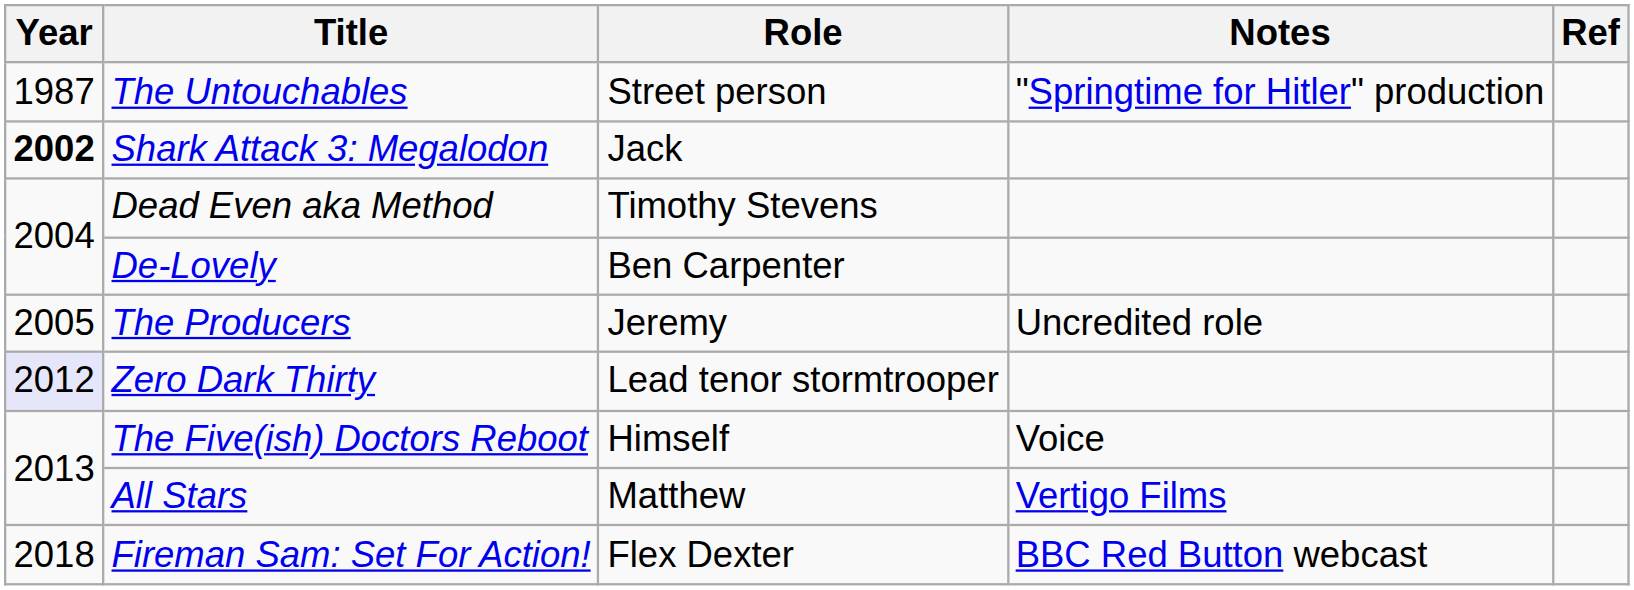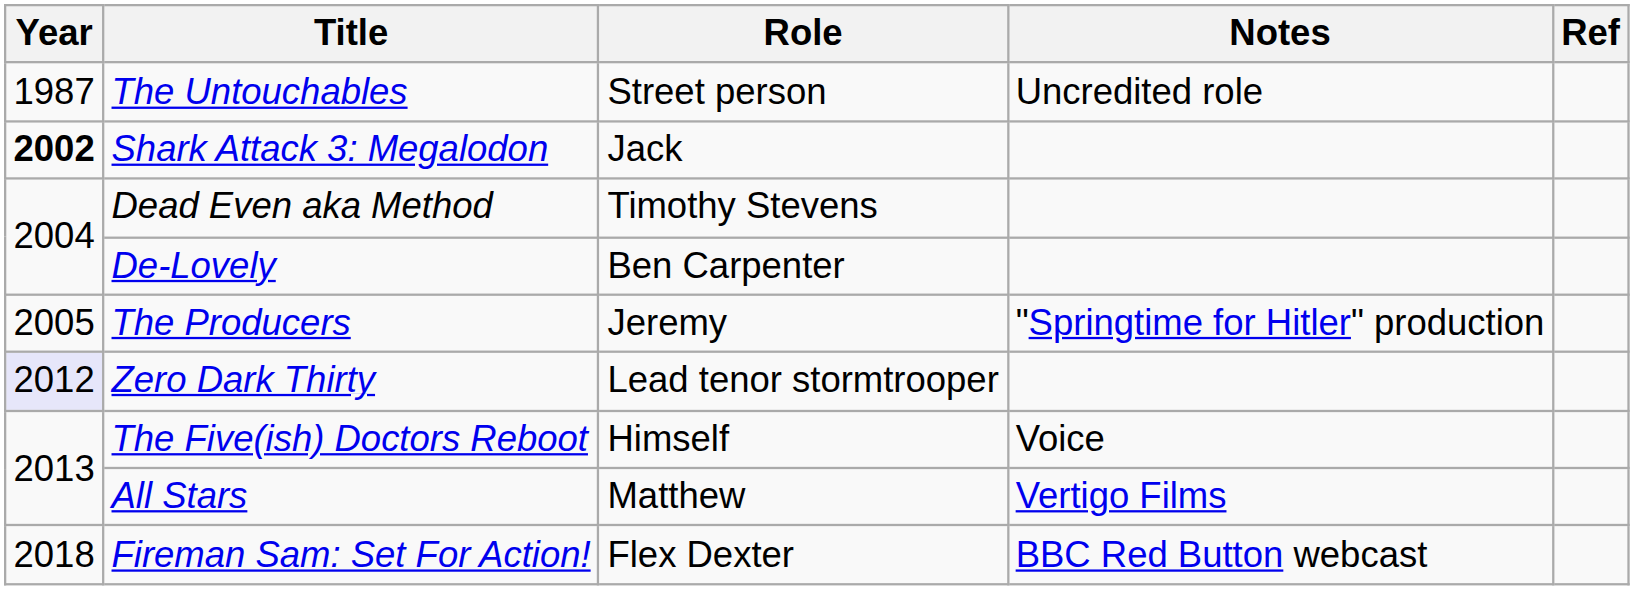(1280, 91) "Springtime for Hitler" production -> (1139, 91) Uncredited role
(1139, 322) Uncredited role -> (1280, 322) "Springtime for Hitler" production
